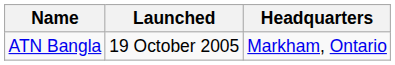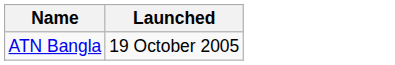- column: (317, 18)
